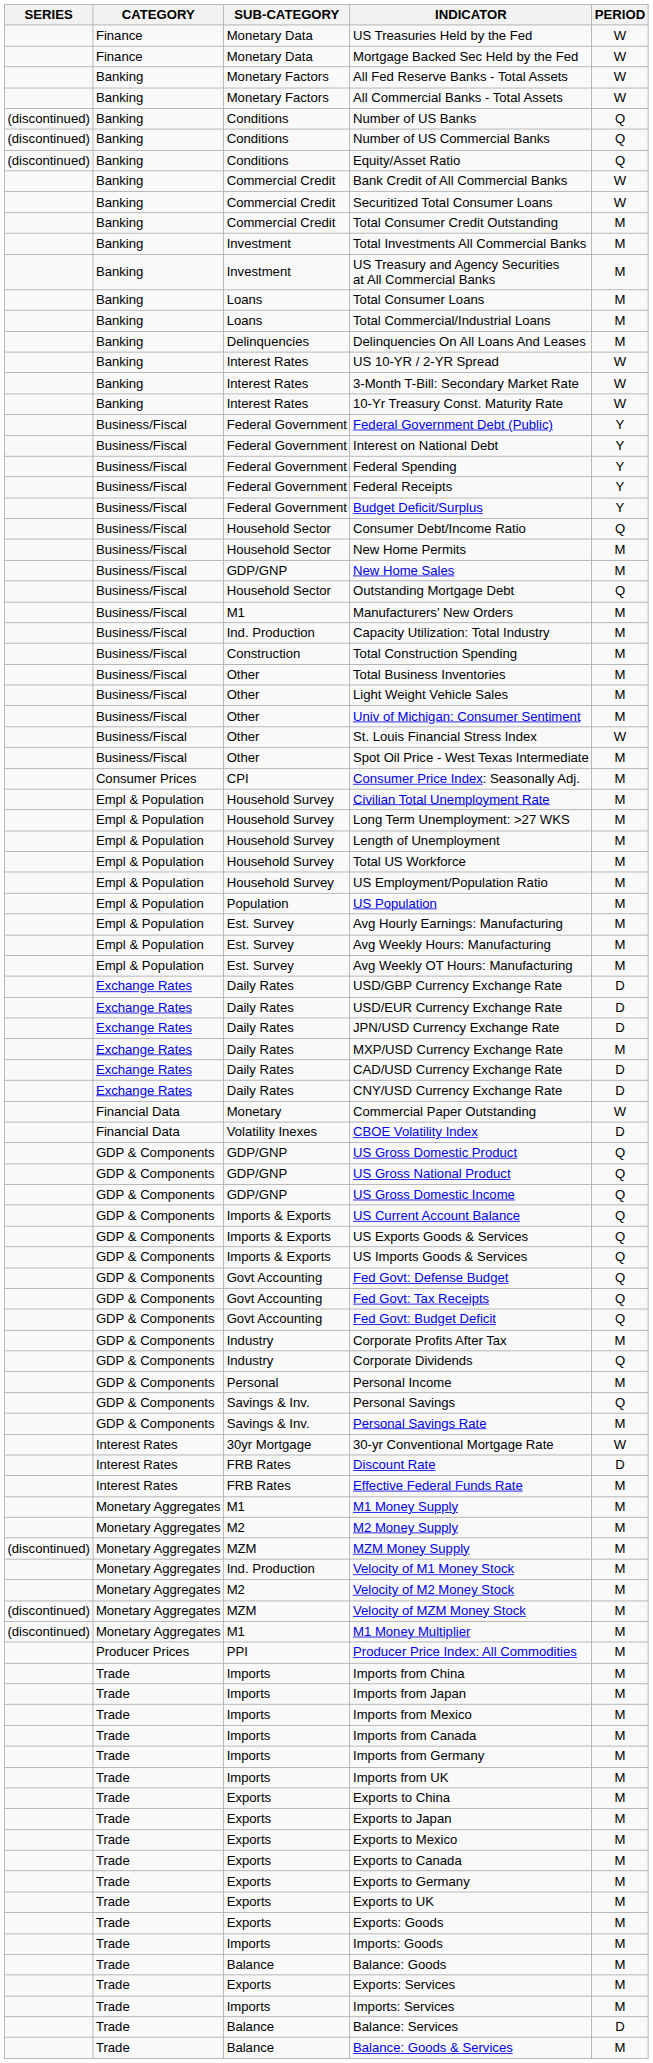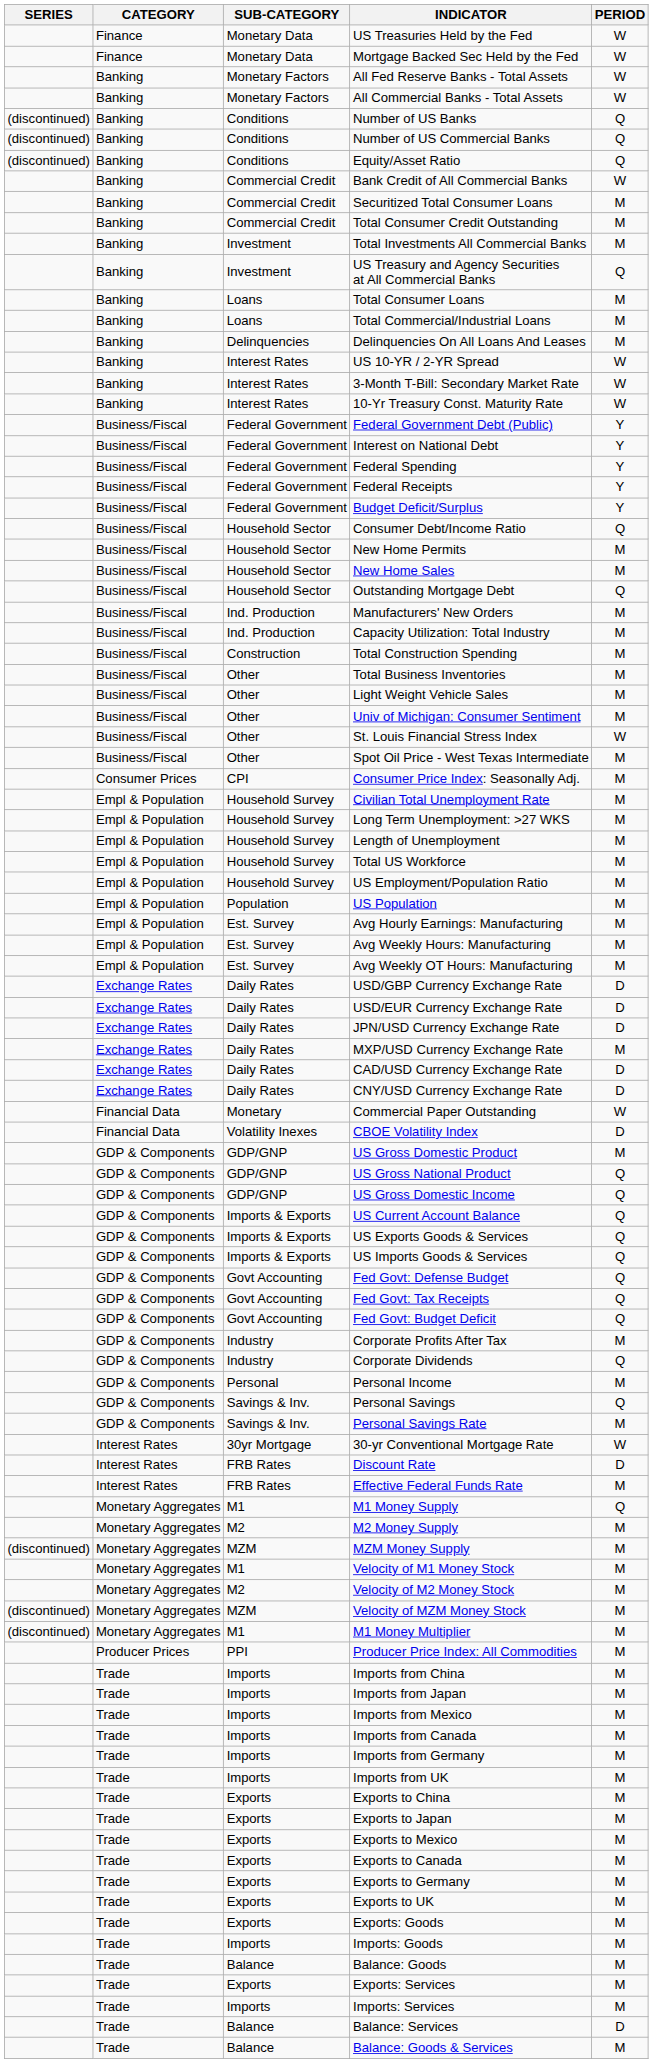(620, 202) W -> (620, 202) M
(620, 271) M -> (620, 271) Q
(257, 570) GDP/GNP -> (279, 570) Household Sector
(236, 612) M1 -> (271, 612) Ind. Production
(620, 1153) Q -> (620, 1153) M
(620, 1506) M -> (620, 1506) Q
(271, 1569) Ind. Production -> (236, 1569) M1
